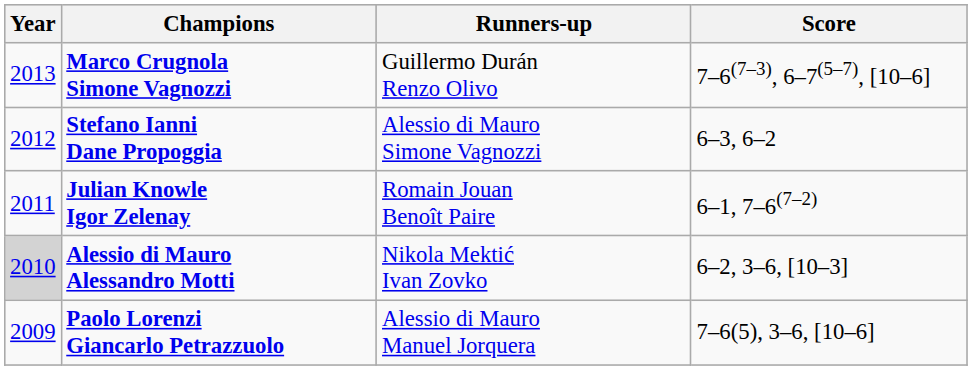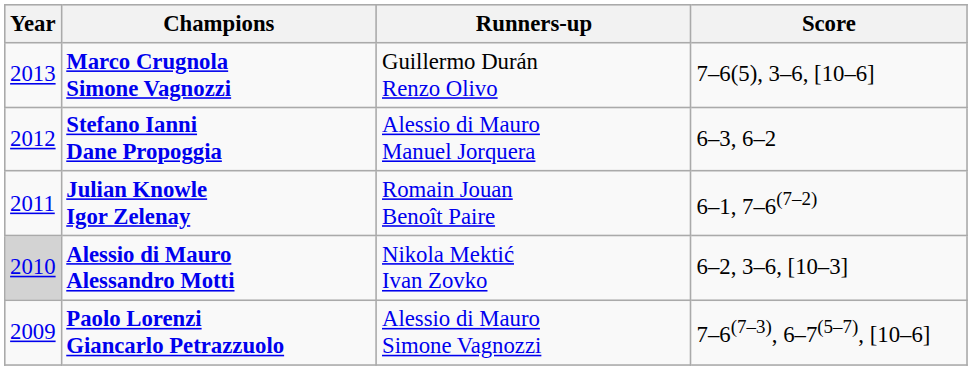(813, 74) 7–6(7–3), 6–7(5–7), [10–6] -> (786, 74) 7–6(5), 3–6, [10–6]
(462, 138) Alessio di Mauro Simone Vagnozzi -> (461, 138) Alessio di Mauro Manuel Jorquera
(461, 332) Alessio di Mauro Manuel Jorquera -> (462, 332) Alessio di Mauro Simone Vagnozzi
(786, 332) 7–6(5), 3–6, [10–6] -> (813, 332) 7–6(7–3), 6–7(5–7), [10–6]
